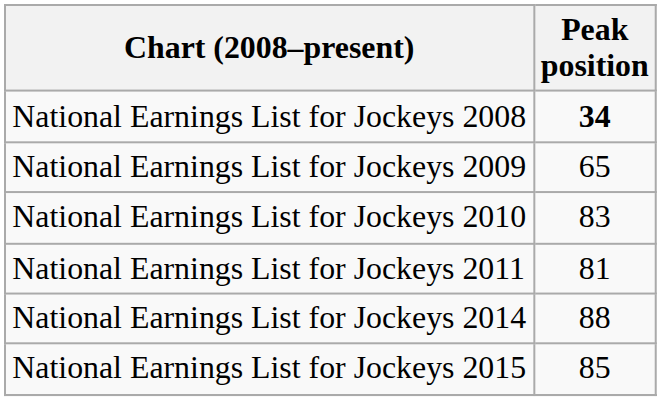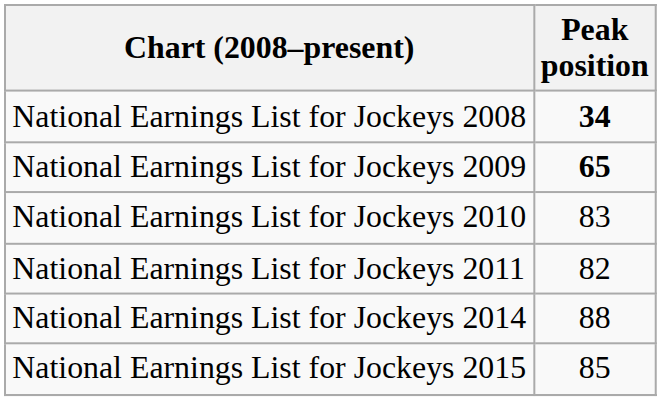(595, 166) normal -> (595, 166) bold
(595, 267) 81 -> (595, 267) 82
